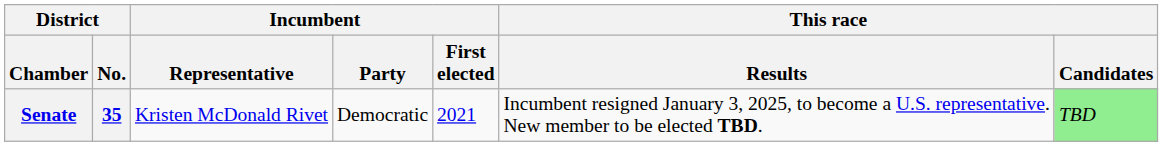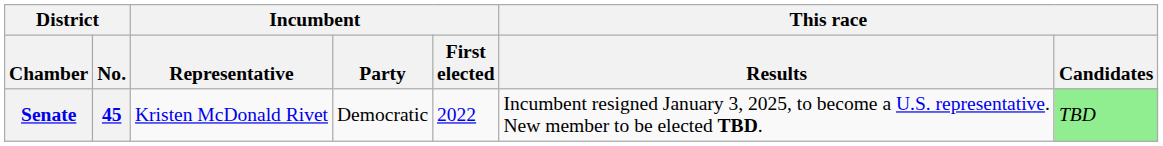(112, 114) 35 -> (112, 114) 45
(457, 114) 2021 -> (457, 114) 2022
